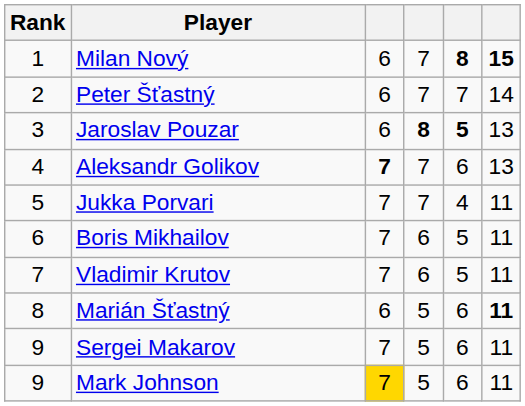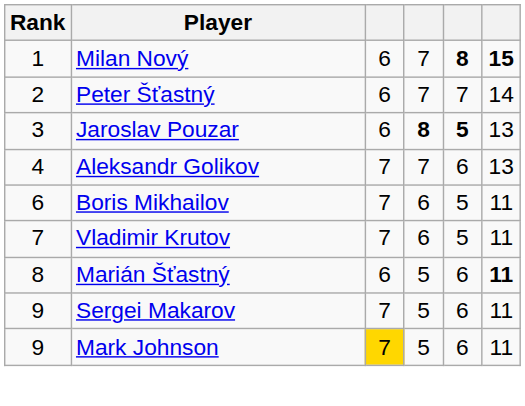(385, 166) bold -> (385, 166) normal
- row: (145, 202)
